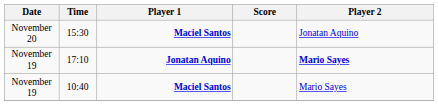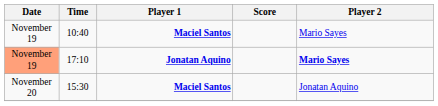rows swapped: (78, 87) <-> (78, 34)
(32, 60) no background -> (32, 60) lightsalmon background
